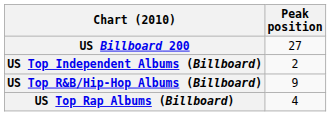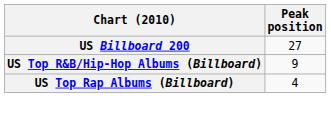- row: (135, 64)
